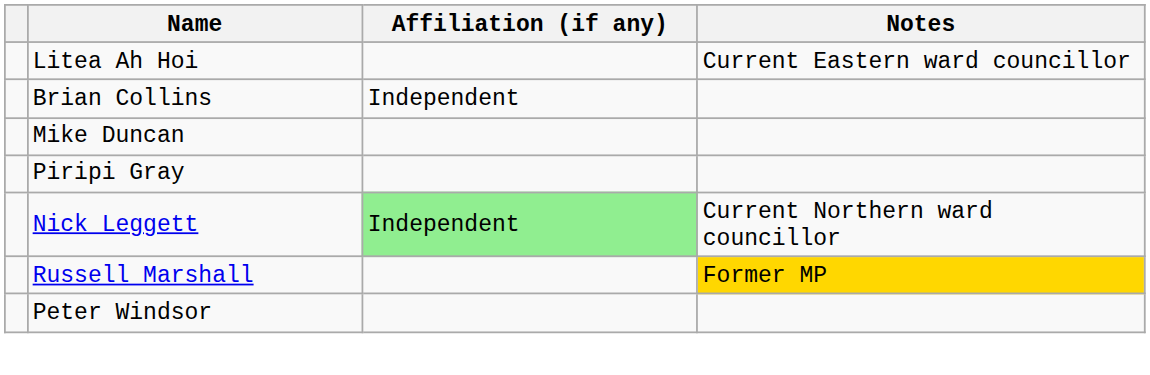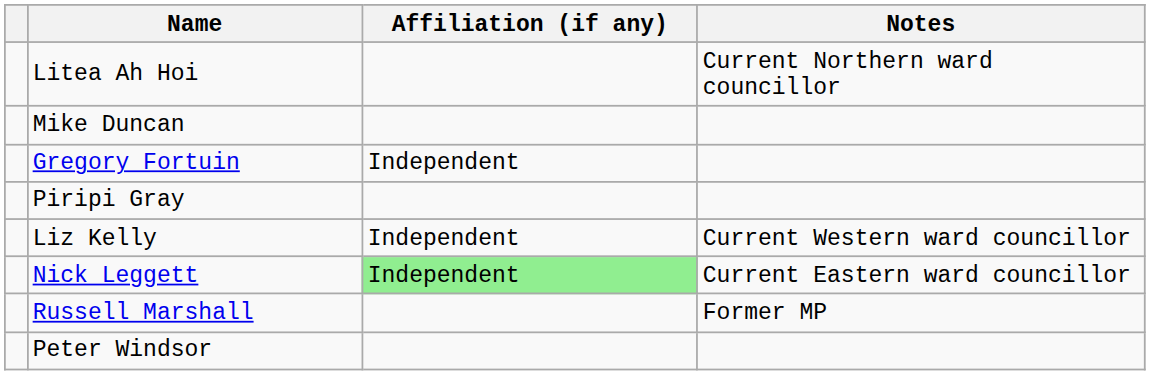(917, 61) Current Eastern ward councillor -> (848, 74) Current Northern ward councillor
- row: (122, 99)
+ row: (136, 163)
+ row: (95, 238)
(848, 224) Current Northern ward councillor -> (917, 275) Current Eastern ward councillor
(765, 275) gold background -> (765, 313) no background
